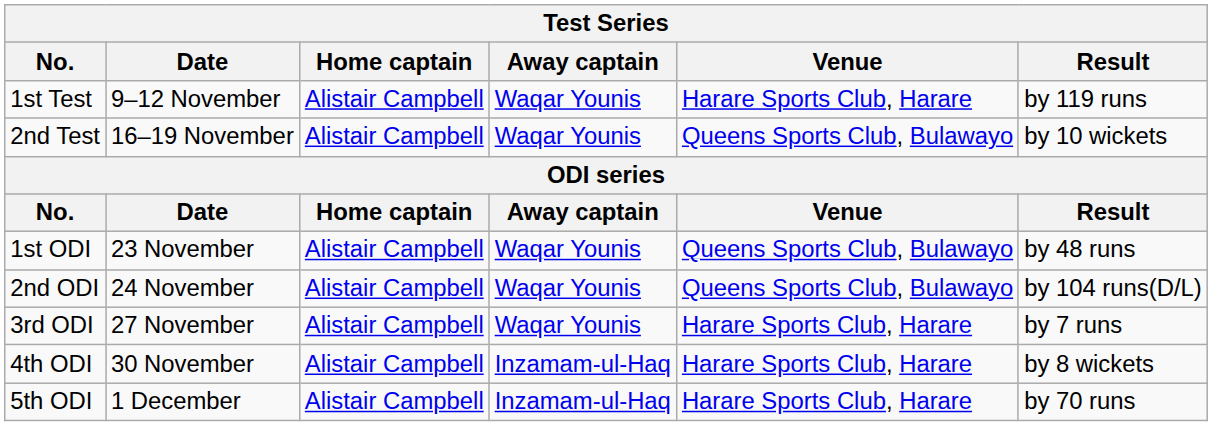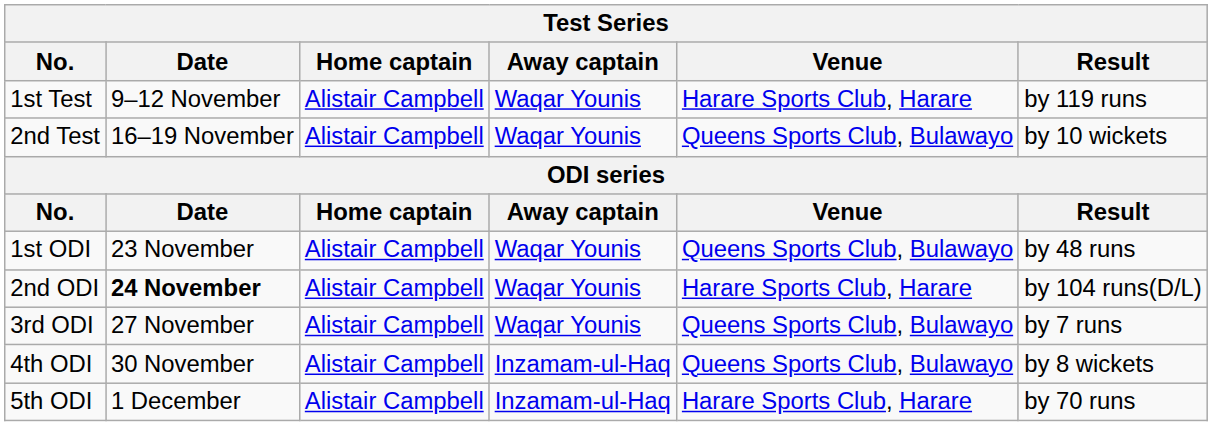(182, 288) normal -> (186, 288) bold
(848, 288) Queens Sports Club, Bulawayo -> (827, 288) Harare Sports Club, Harare
(827, 325) Harare Sports Club, Harare -> (848, 325) Queens Sports Club, Bulawayo
(827, 363) Harare Sports Club, Harare -> (848, 363) Queens Sports Club, Bulawayo
